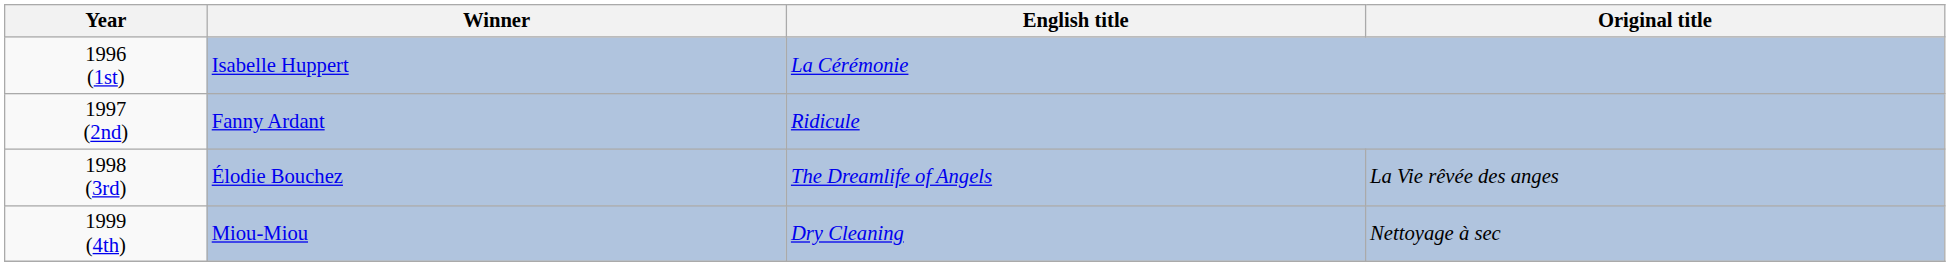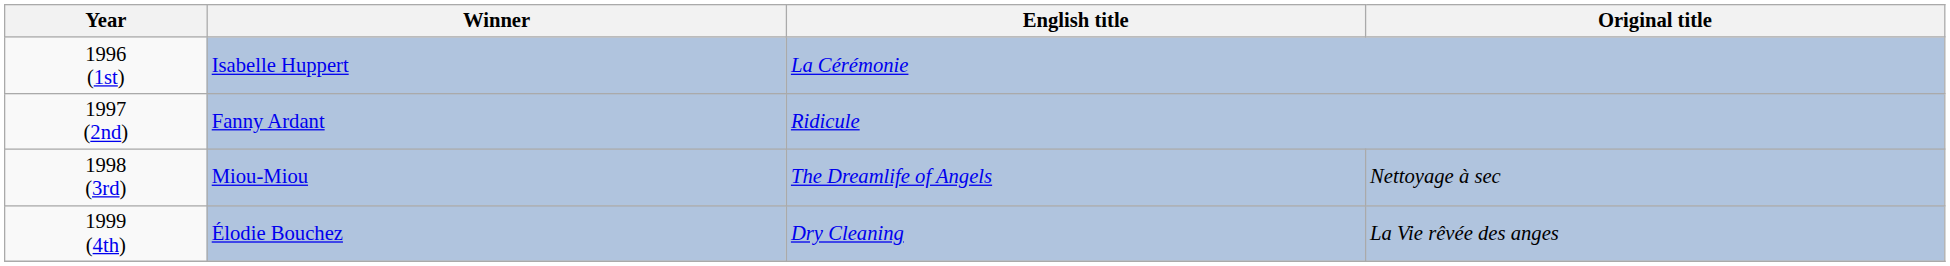(277, 177) Élodie Bouchez -> (260, 177) Miou-Miou
(1464, 177) La Vie rêvée des anges -> (1435, 177) Nettoyage à sec
(260, 233) Miou-Miou -> (277, 233) Élodie Bouchez
(1435, 233) Nettoyage à sec -> (1464, 233) La Vie rêvée des anges
